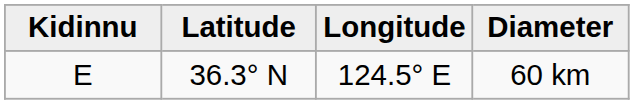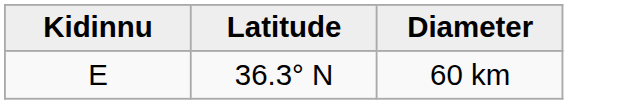- column: (394, 27)
